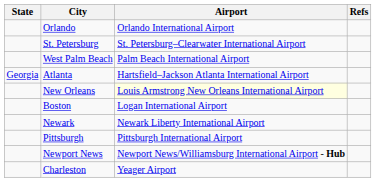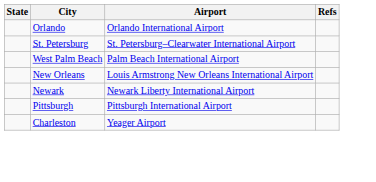- row: (58, 75)
(220, 91) lightyellow background -> (210, 75) no background
- row: (57, 106)
- row: (73, 153)
